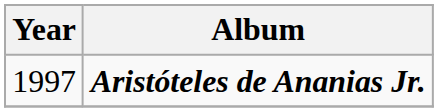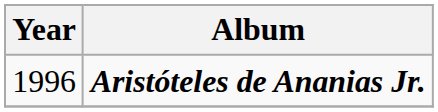(44, 80) 1997 -> (44, 80) 1996
